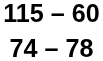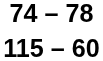rows swapped: (51, 13) <-> (51, 48)
